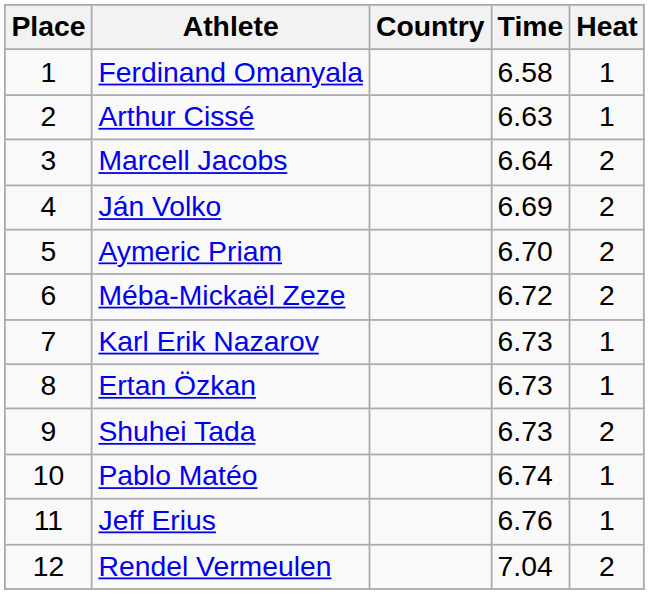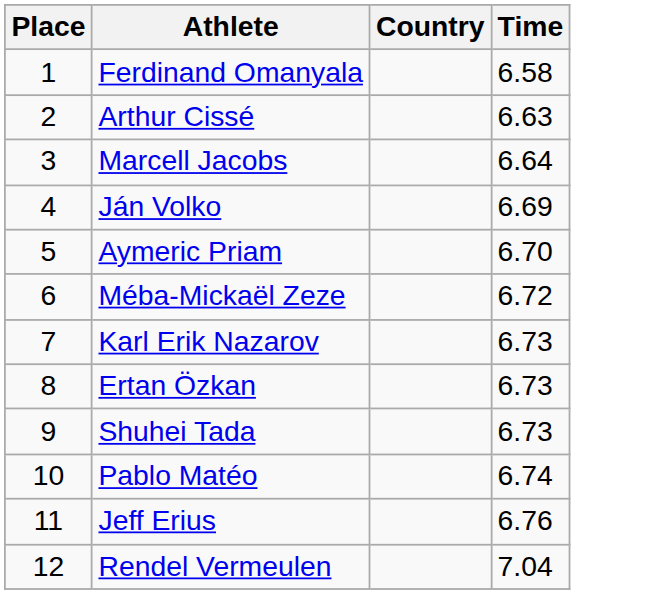- column: (607, 26)
